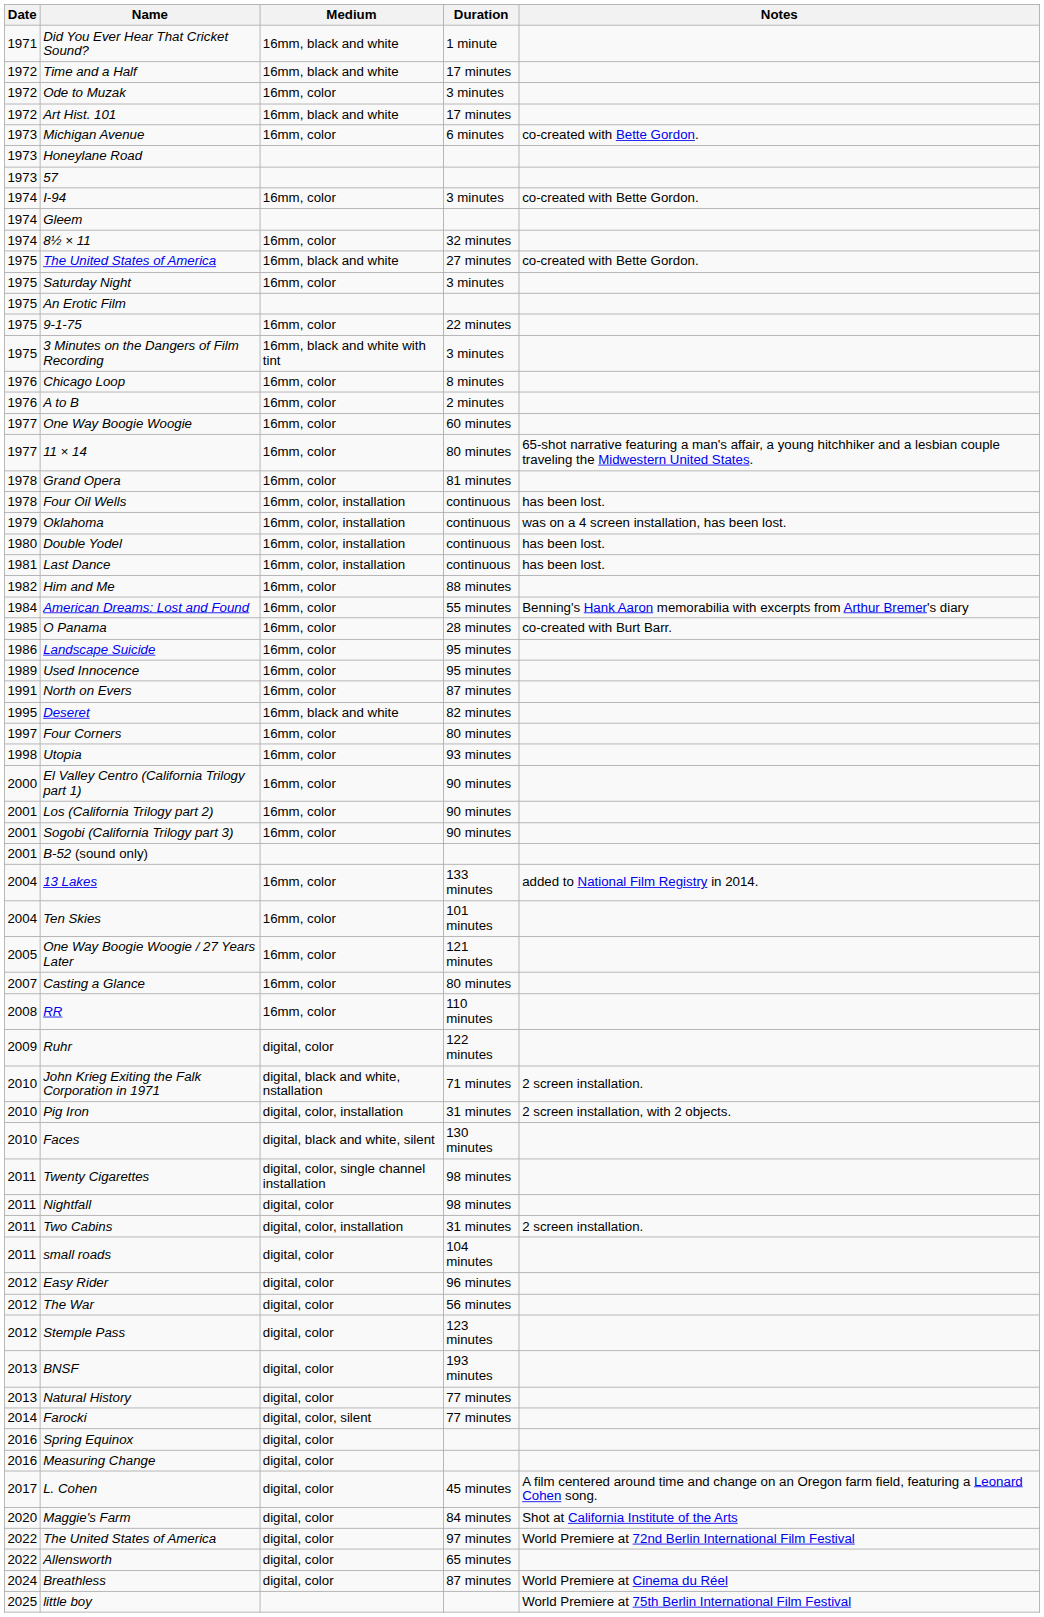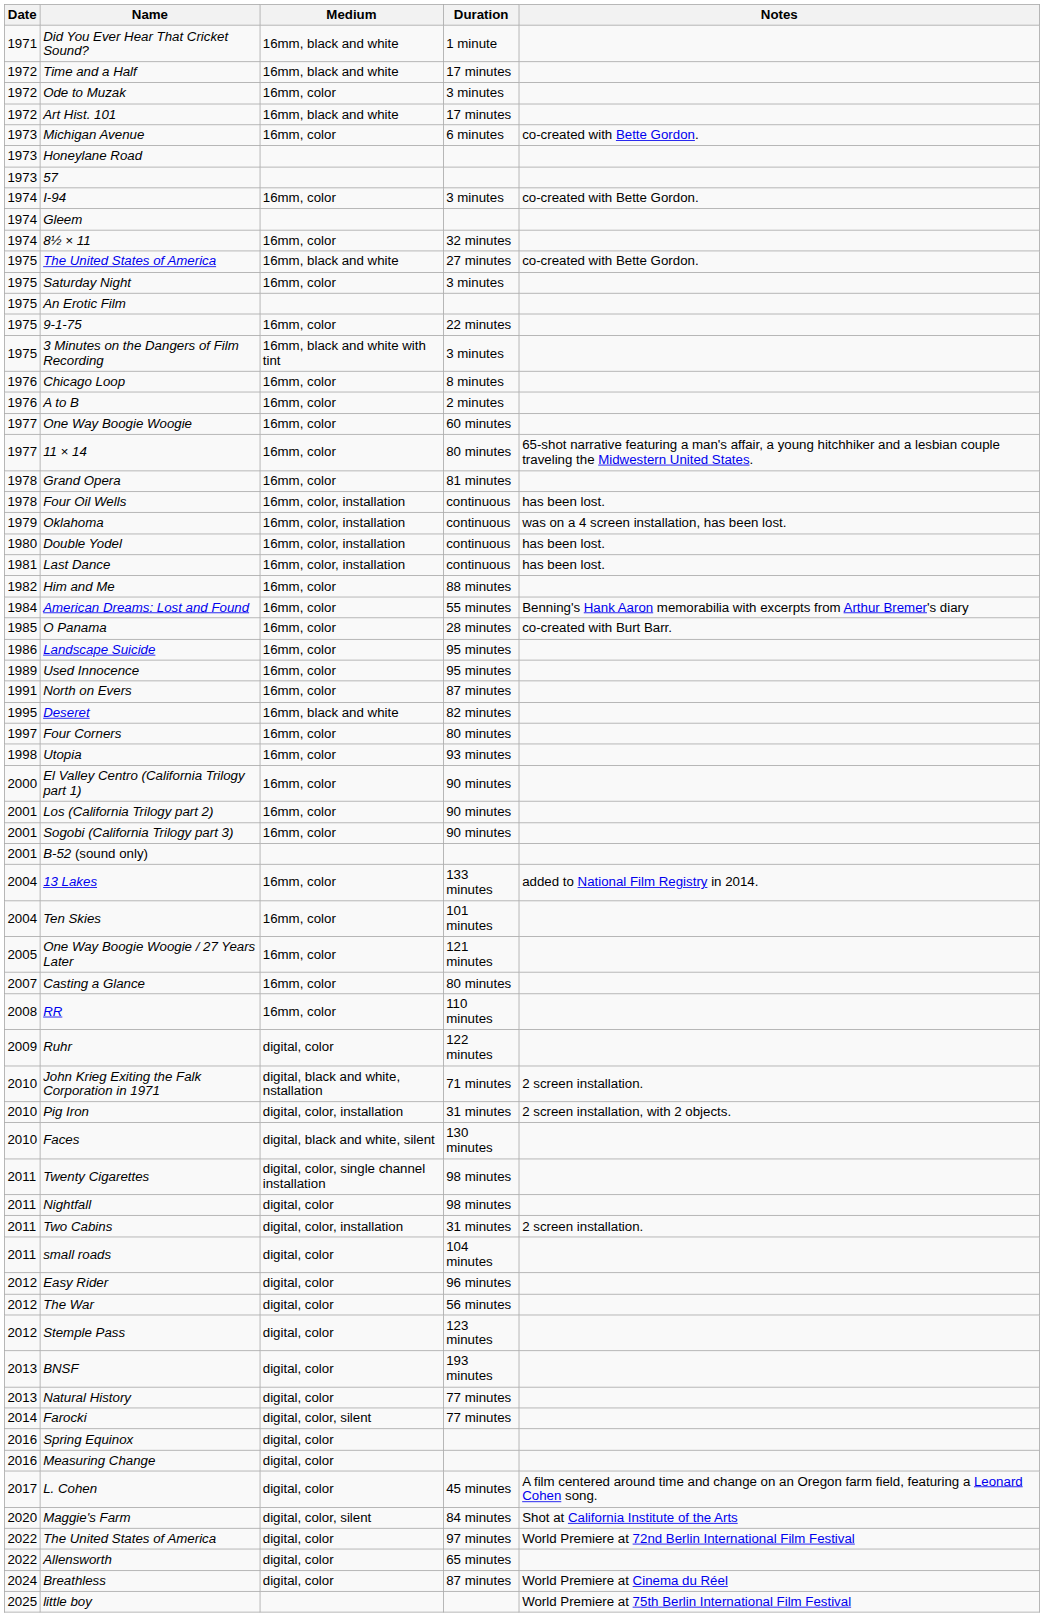(298, 1517) digital, color -> (317, 1517) digital, color, silent
